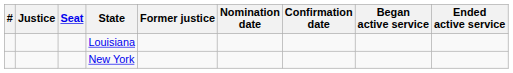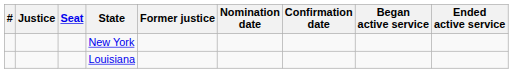rows swapped: (112, 42) <-> (111, 59)
